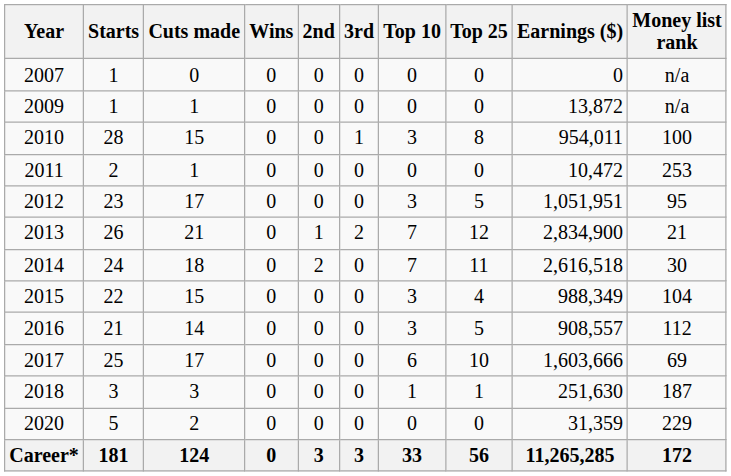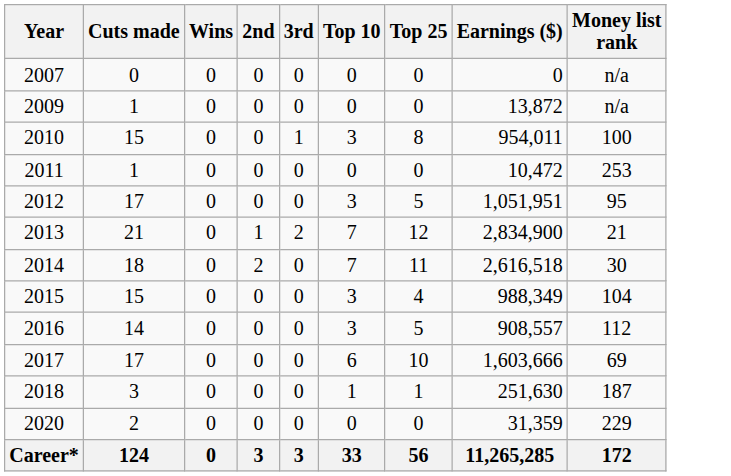- column: (114, 31)
